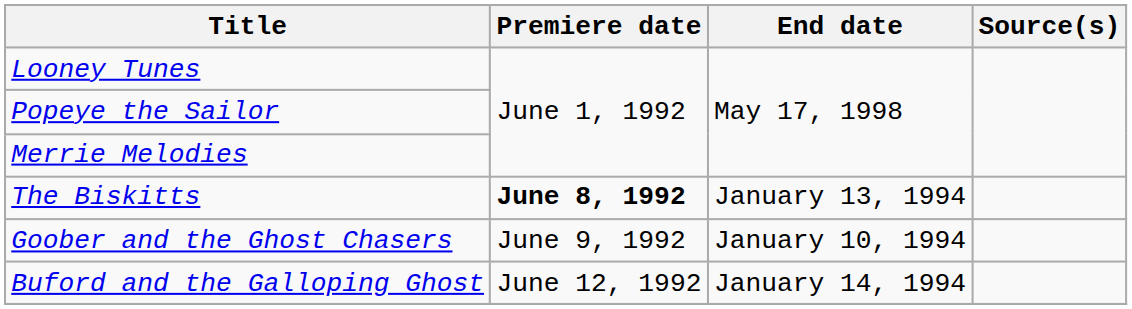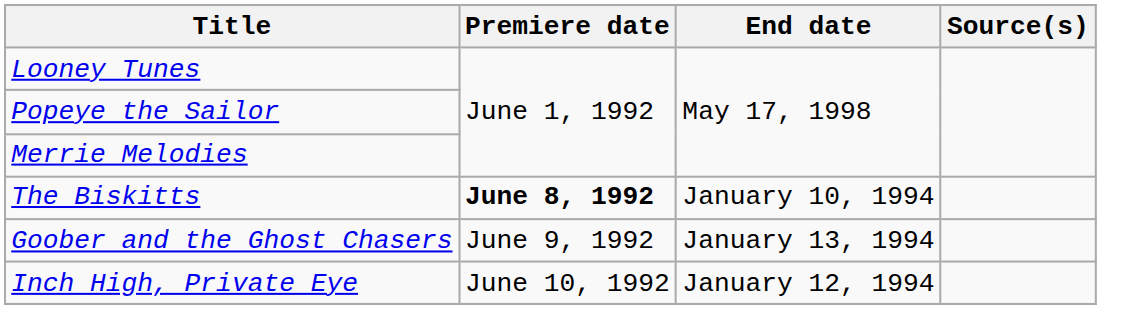(840, 198) January 13, 1994 -> (808, 198) January 10, 1994
(840, 240) January 10, 1994 -> (808, 240) January 13, 1994
+ row: (185, 283)
- row: (248, 283)
